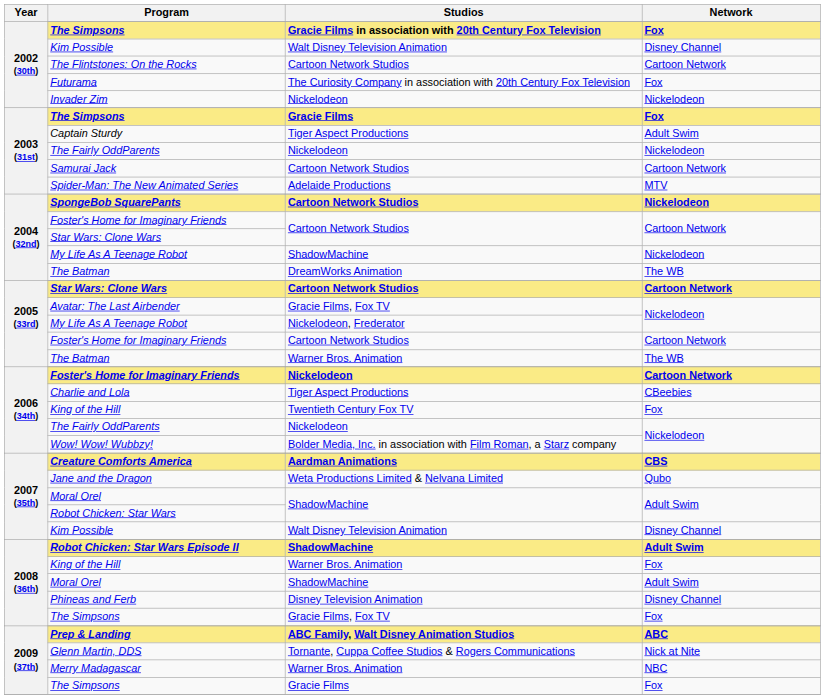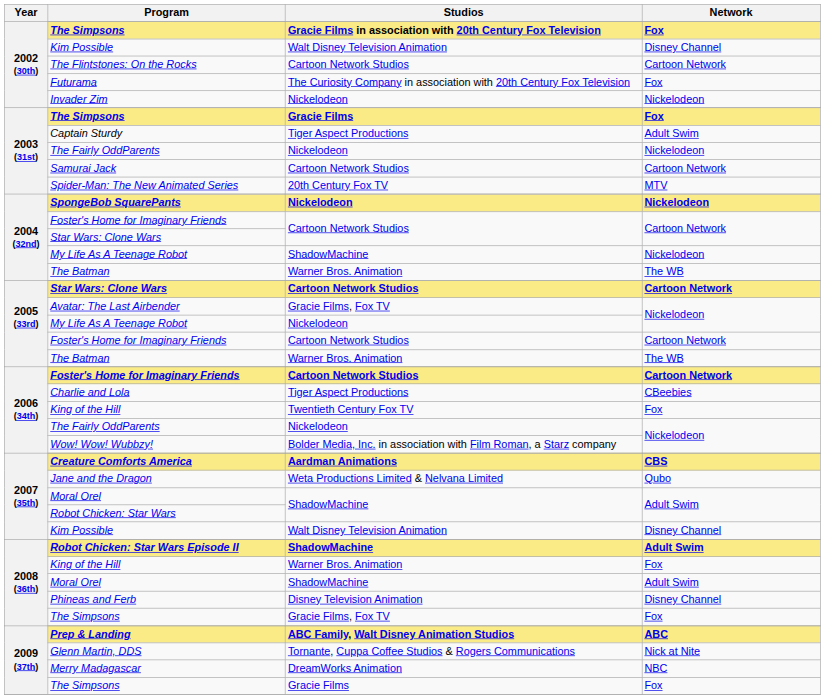(339, 185) Adelaide Productions -> (338, 185) 20th Century Fox TV
(353, 202) Cartoon Network Studios -> (320, 202) Nickelodeon
(345, 271) DreamWorks Animation -> (345, 271) Warner Bros. Animation
(346, 323) Nickelodeon, Frederator -> (318, 323) Nickelodeon
(320, 375) Nickelodeon -> (353, 375) Cartoon Network Studios
(345, 668) Warner Bros. Animation -> (345, 668) DreamWorks Animation
